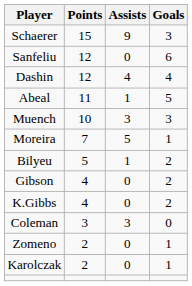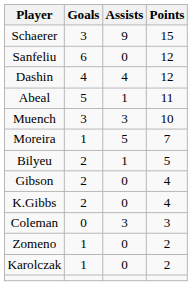columns swapped: (168, 14) <-> (85, 14)
